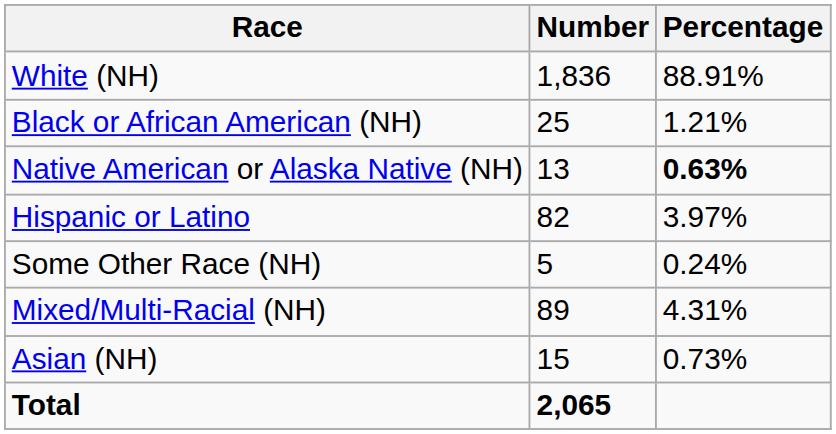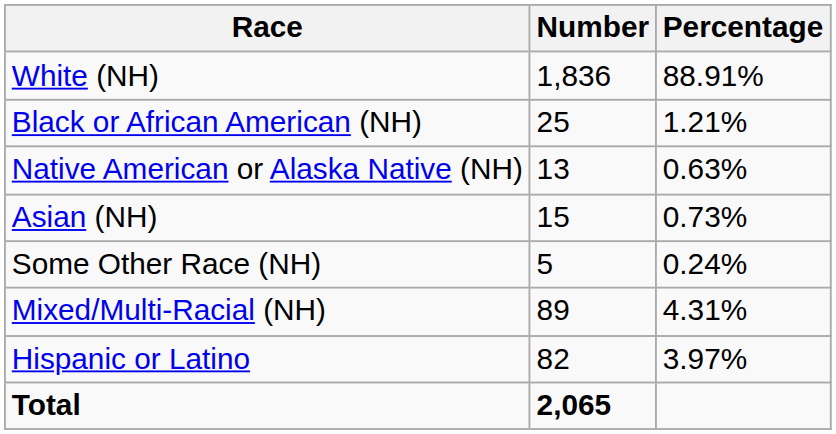(705, 169) bold -> (705, 169) normal
rows swapped: (85, 358) <-> (131, 216)
